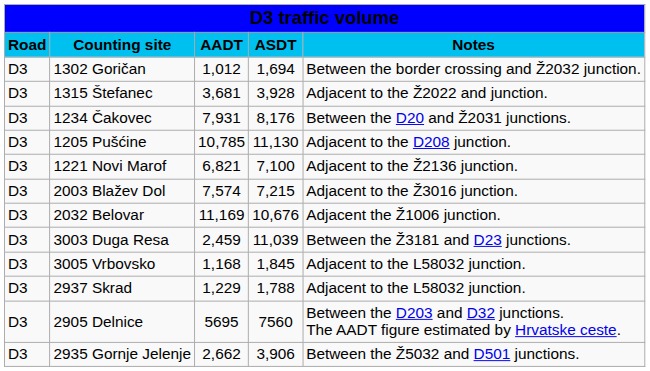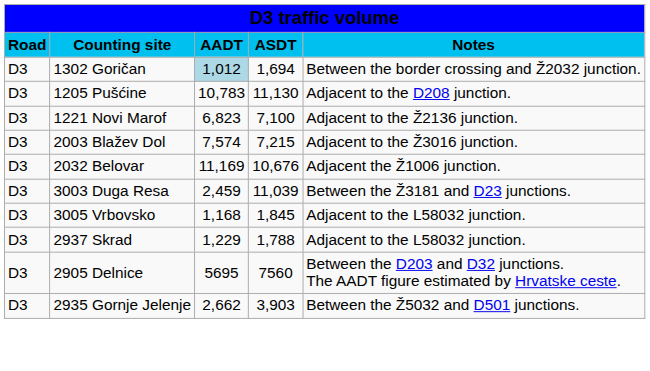(222, 69) no background -> (222, 69) lightblue background
- row: (103, 93)
- row: (103, 117)
(222, 142) 10,785 -> (222, 93) 10,783
(222, 166) 6,821 -> (222, 117) 6,823
(276, 354) 3,906 -> (276, 305) 3,903
